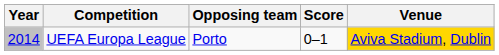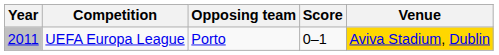(24, 38) 2014 -> (23, 38) 2011
